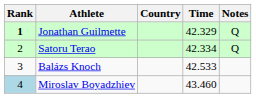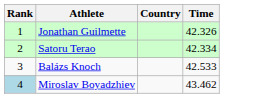- column: (235, 13)
(20, 31) bold -> (20, 31) normal
(201, 31) 42.329 -> (201, 31) 42.326
(201, 84) 43.460 -> (201, 84) 43.462
